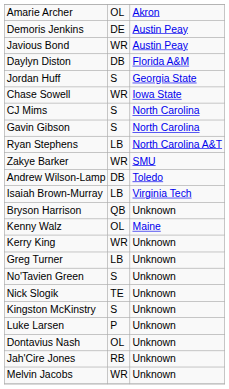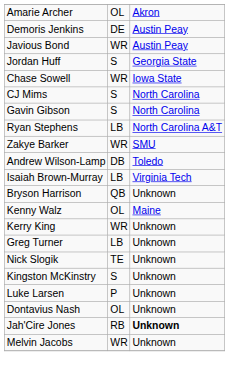- row: (39, 62)
- row: (45, 276)
(154, 359) normal -> (156, 326) bold
